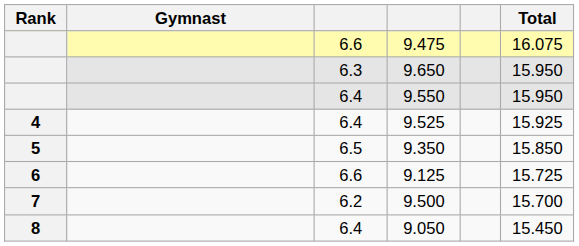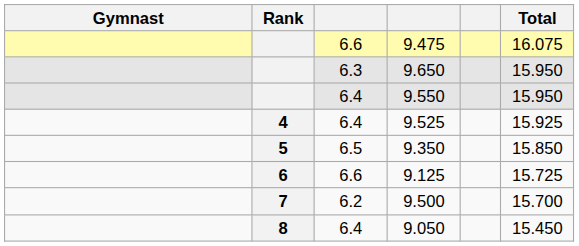columns swapped: (36, 18) <-> (190, 18)
